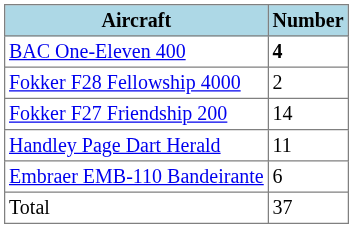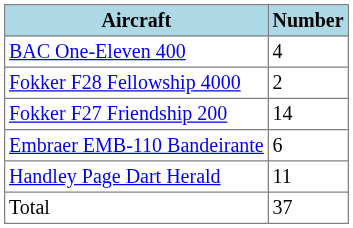(277, 51) bold -> (277, 51) normal
rows swapped: (115, 145) <-> (136, 176)
